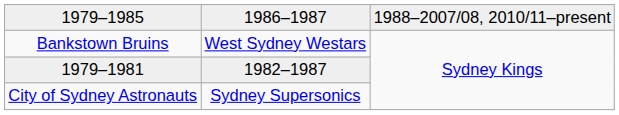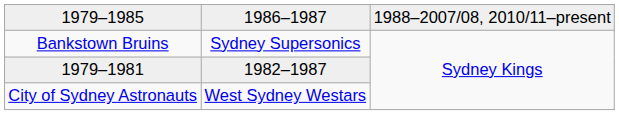(285, 43) West Sydney Westars -> (285, 43) Sydney Supersonics
(285, 95) Sydney Supersonics -> (285, 95) West Sydney Westars
